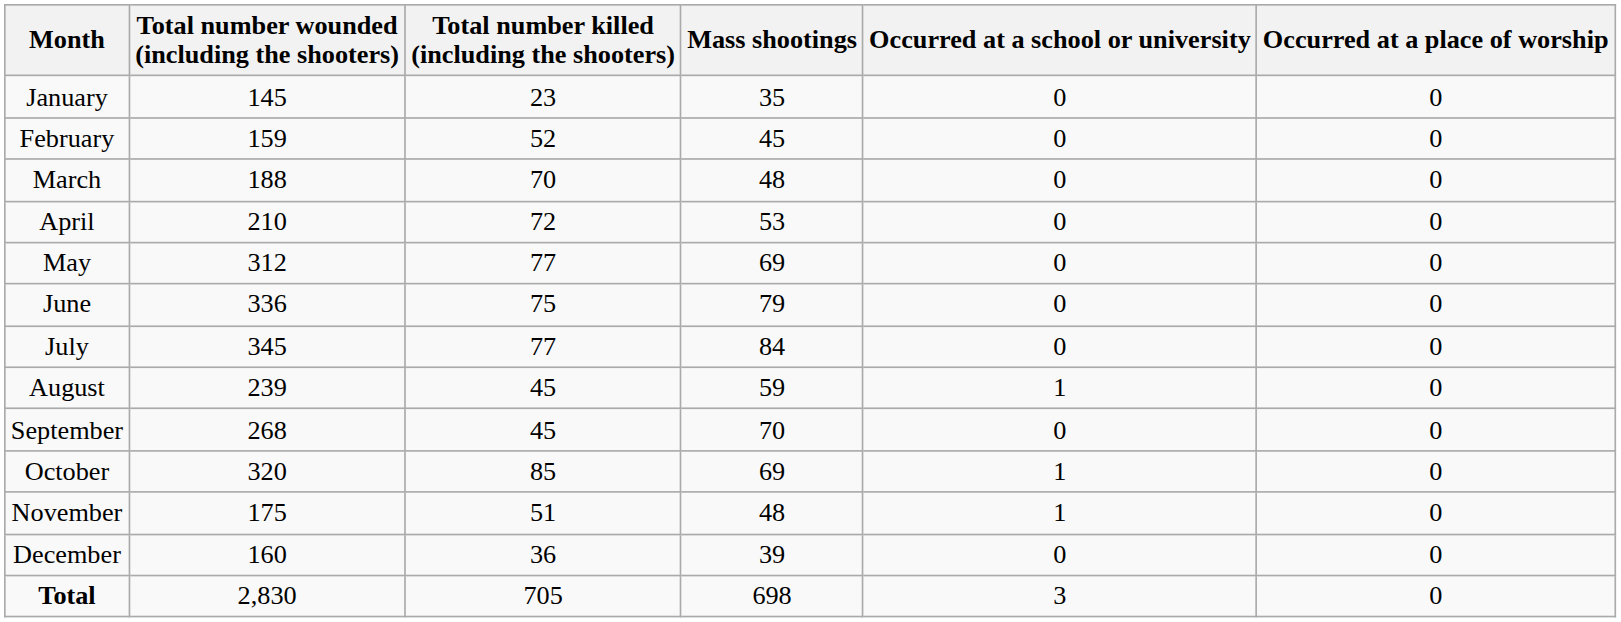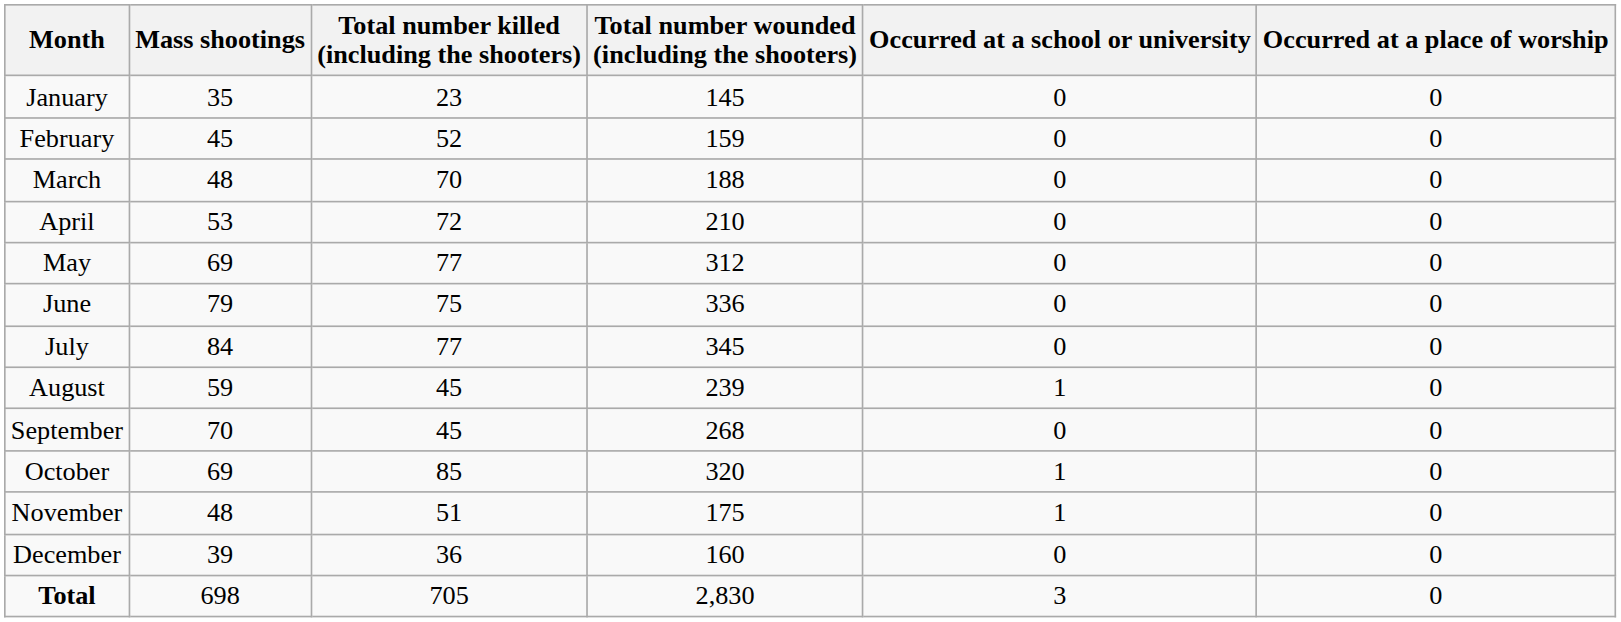columns swapped: (772, 40) <-> (267, 40)
